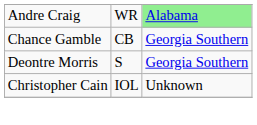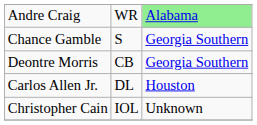(124, 39) CB -> (118, 39) S
(118, 62) S -> (124, 62) CB
+ row: (53, 85)
